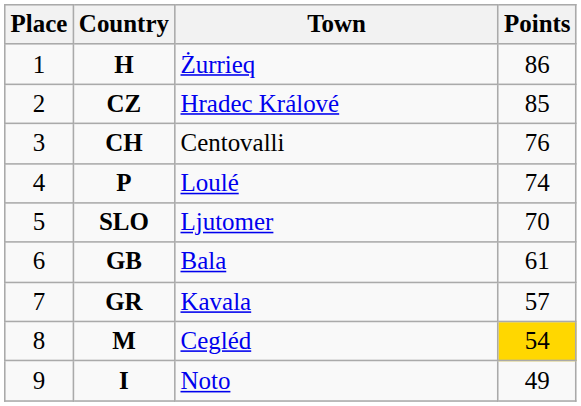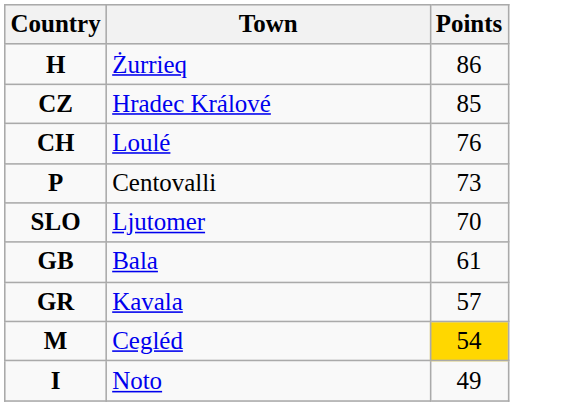- column: (39, 24)
(232, 143) Centovalli -> (141, 143) Loulé
(210, 182) Loulé -> (164, 182) Centovalli
(537, 182) 74 -> (469, 182) 73
